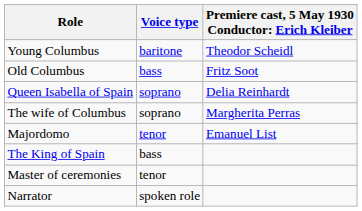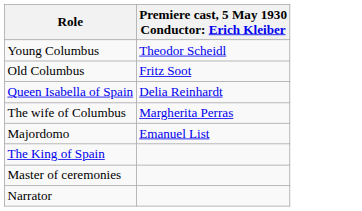- column: (170, 22)
